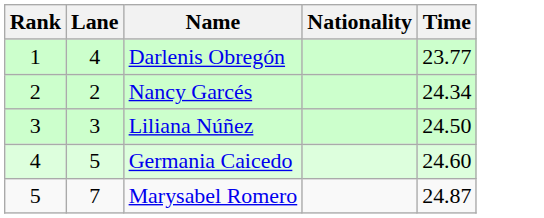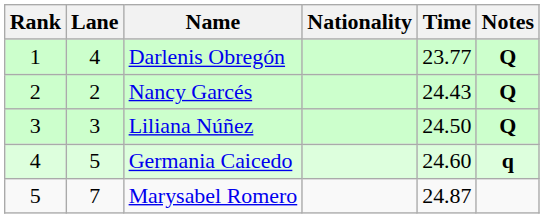+ column: (508, 21)
(447, 91) 24.34 -> (447, 91) 24.43
